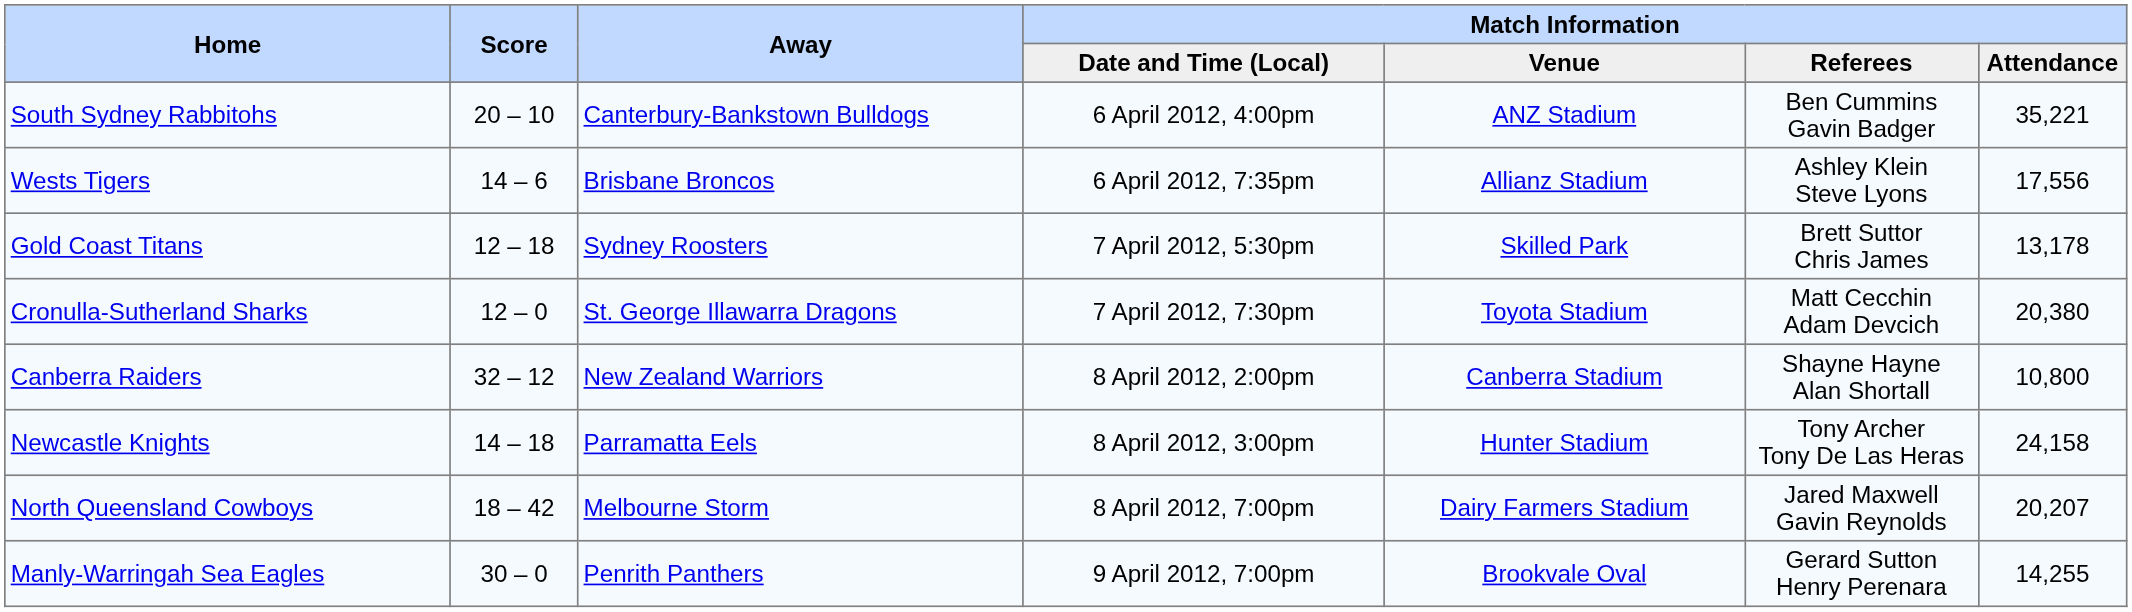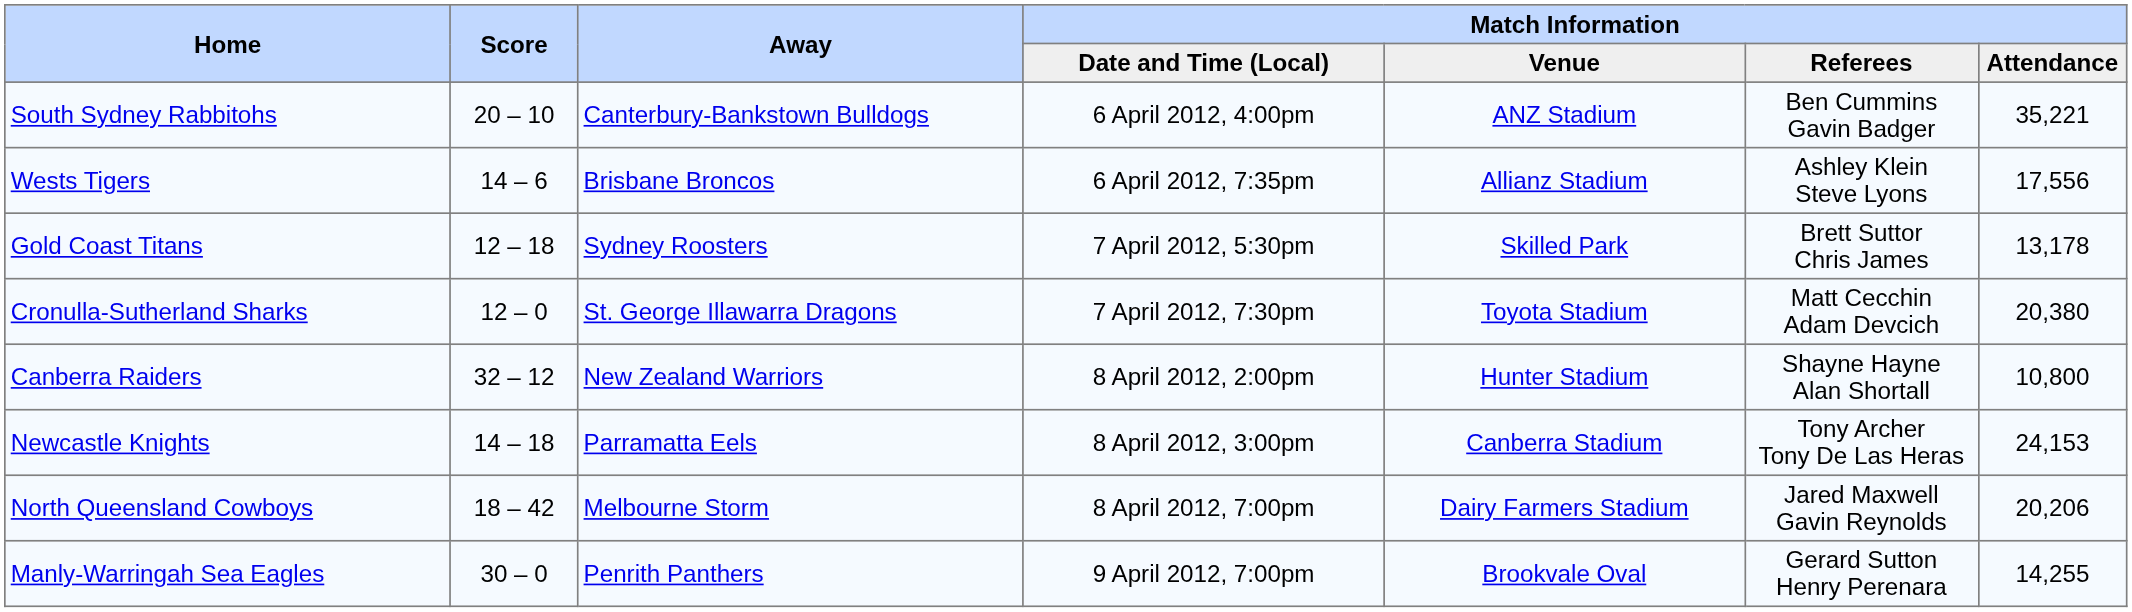(1564, 377) Canberra Stadium -> (1564, 377) Hunter Stadium
(1564, 442) Hunter Stadium -> (1564, 442) Canberra Stadium
(2052, 442) 24,158 -> (2052, 442) 24,153
(2052, 508) 20,207 -> (2052, 508) 20,206
